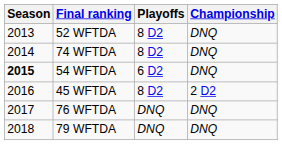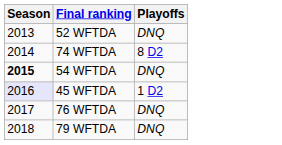- column: (232, 14)
(150, 33) 8 D2 -> (151, 33) DNQ
(150, 71) 6 D2 -> (151, 71) DNQ
(21, 91) no background -> (21, 91) lavender background
(150, 91) 8 D2 -> (150, 91) 1 D2
